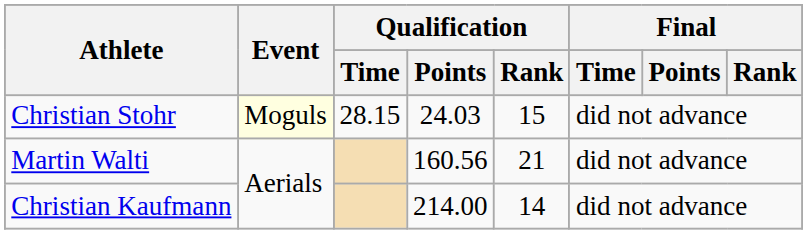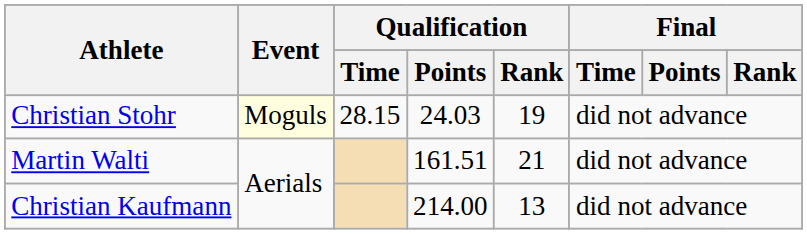(532, 116) 15 -> (532, 116) 19
(450, 161) 160.56 -> (450, 161) 161.51
(532, 205) 14 -> (532, 205) 13
